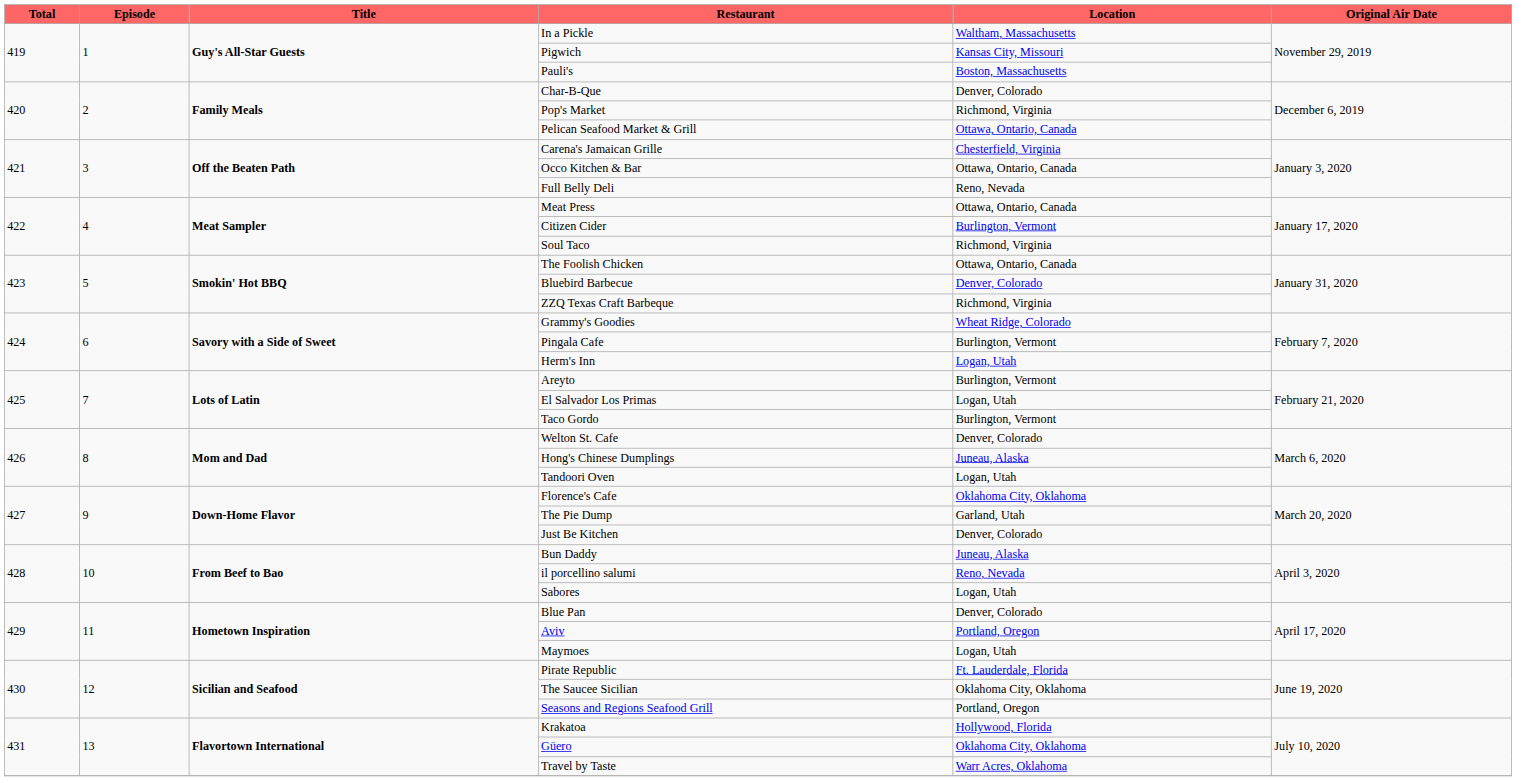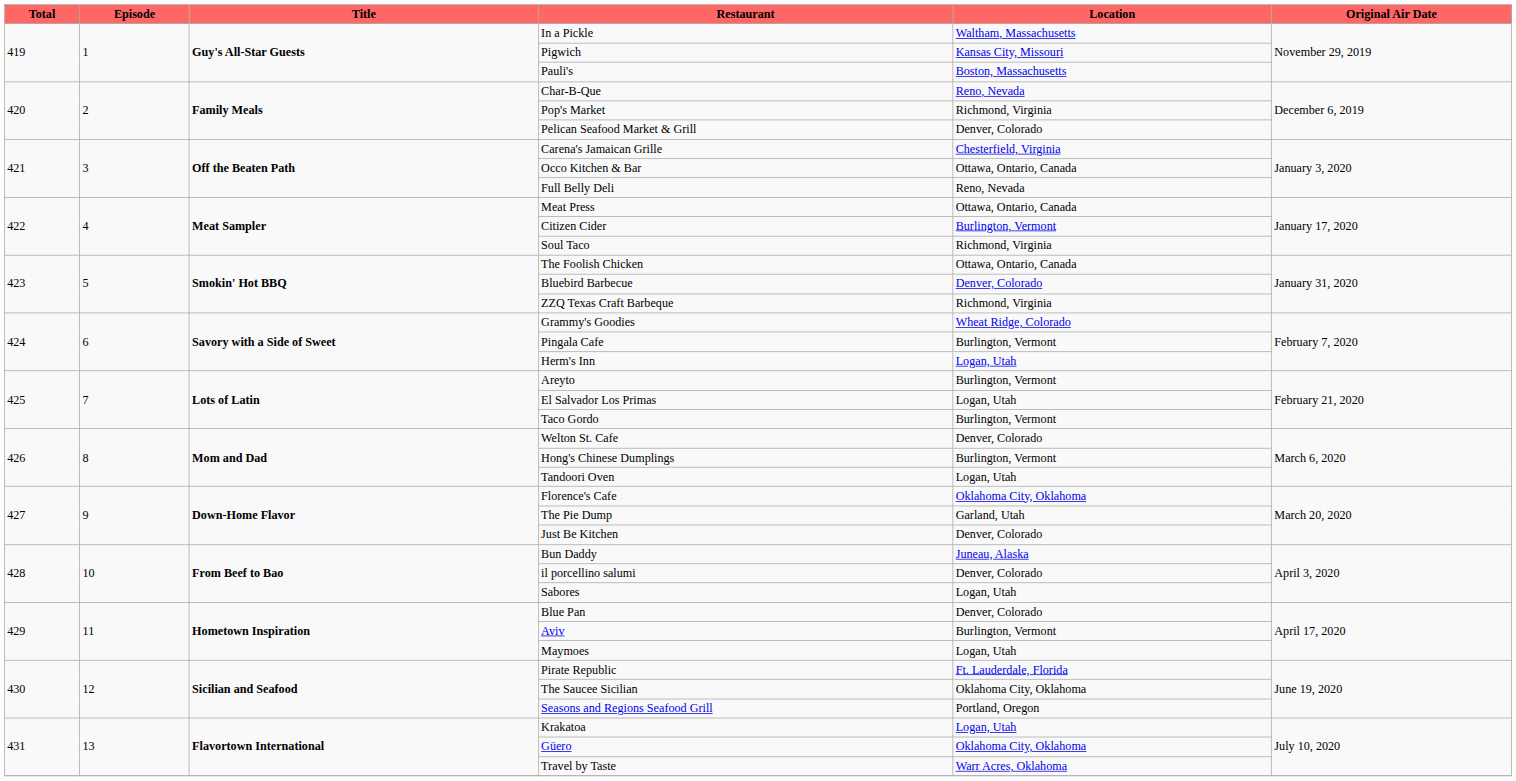(999, 91) Denver, Colorado -> (990, 91) Reno, Nevada
(1016, 129) Ottawa, Ontario, Canada -> (999, 129) Denver, Colorado
(992, 457) Juneau, Alaska -> (1006, 457) Burlington, Vermont
(990, 573) Reno, Nevada -> (999, 573) Denver, Colorado
(998, 631) Portland, Oregon -> (1006, 631) Burlington, Vermont
(1004, 727) Hollywood, Florida -> (986, 727) Logan, Utah
